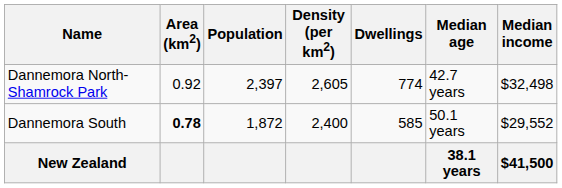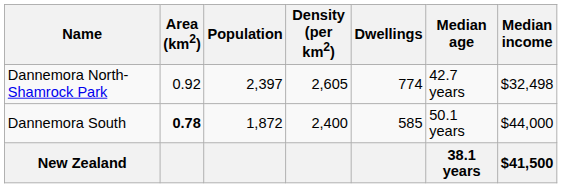(527, 123) $29,552 -> (527, 123) $44,000
